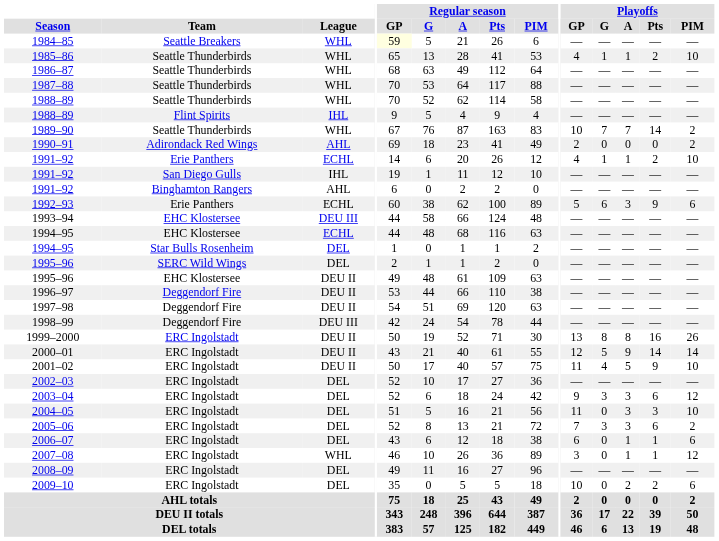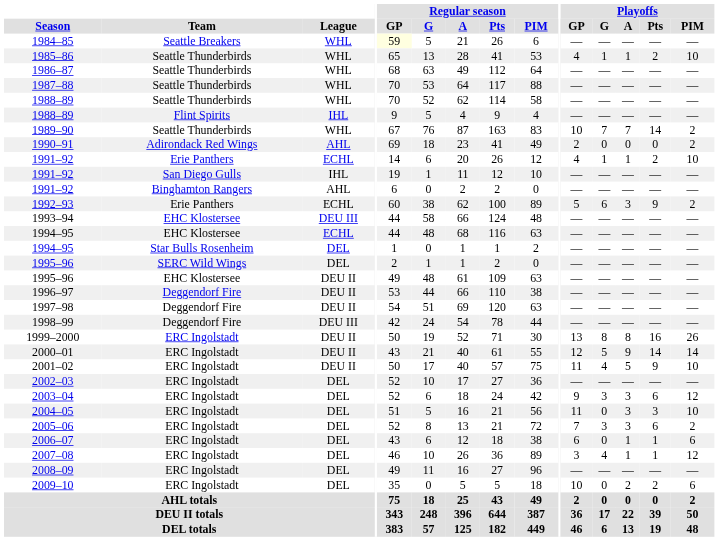(693, 203) 6 -> (693, 203) 2
(338, 455) WHL -> (338, 455) DEL
(604, 455) 0 -> (604, 455) 4
